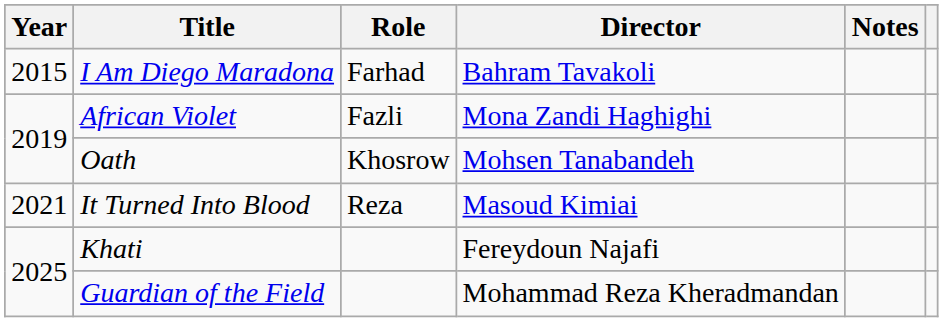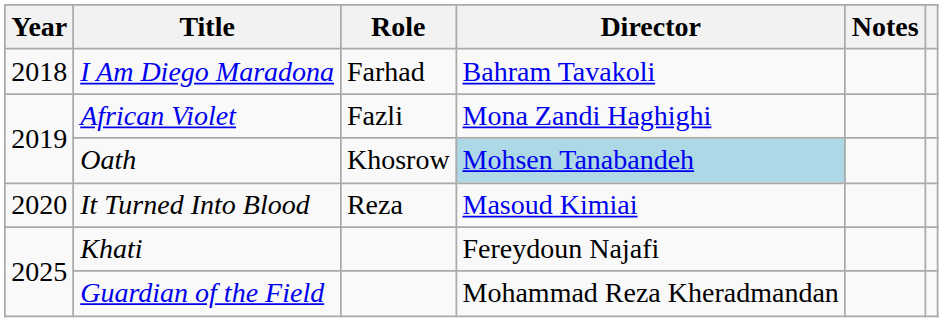(39, 71) 2015 -> (39, 71) 2018
(578, 159) no background -> (578, 159) lightblue background
(39, 204) 2021 -> (39, 204) 2020
